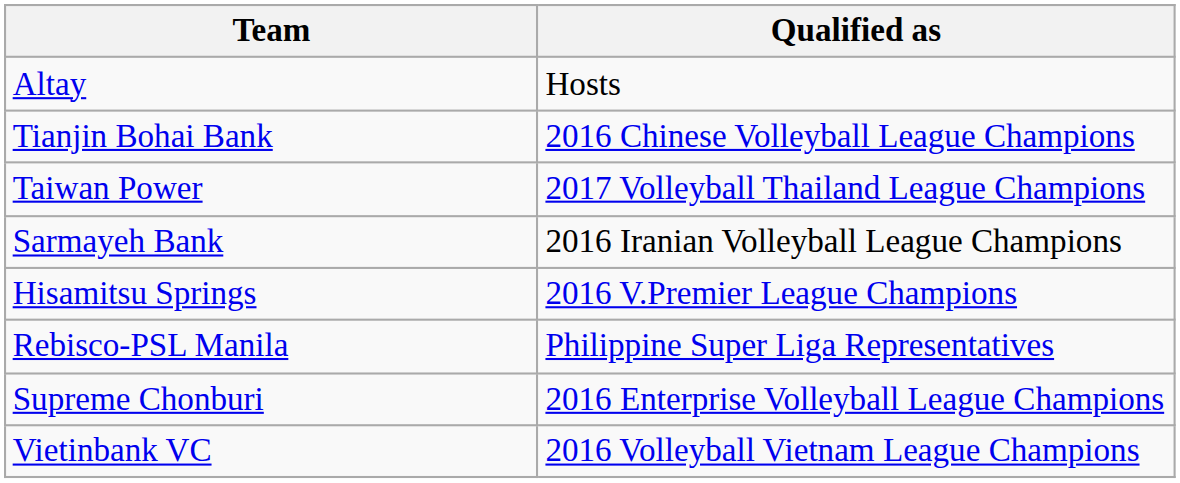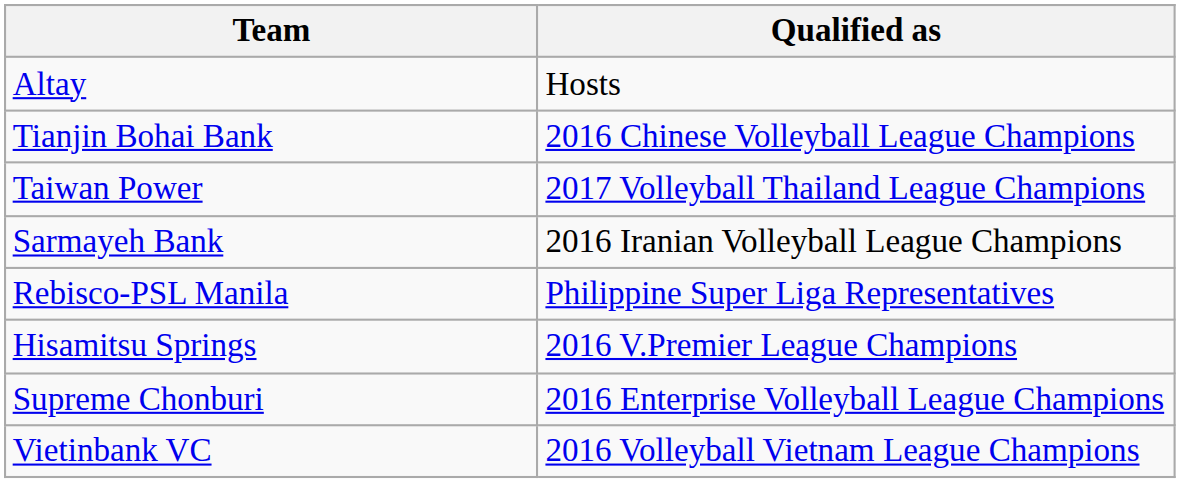rows swapped: (135, 293) <-> (151, 345)
